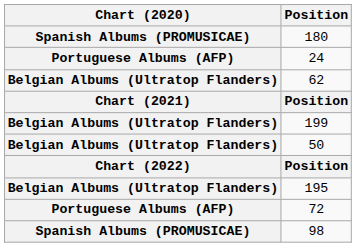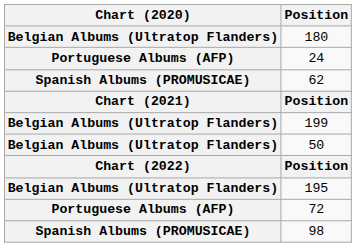(143, 37) Spanish Albums (PROMUSICAE) -> (143, 37) Belgian Albums (Ultratop Flanders)
(143, 80) Belgian Albums (Ultratop Flanders) -> (143, 80) Spanish Albums (PROMUSICAE)
